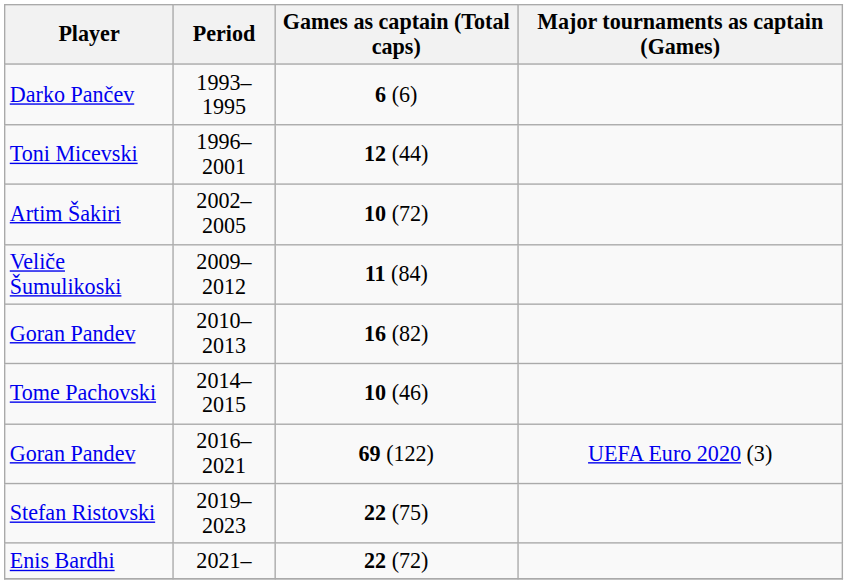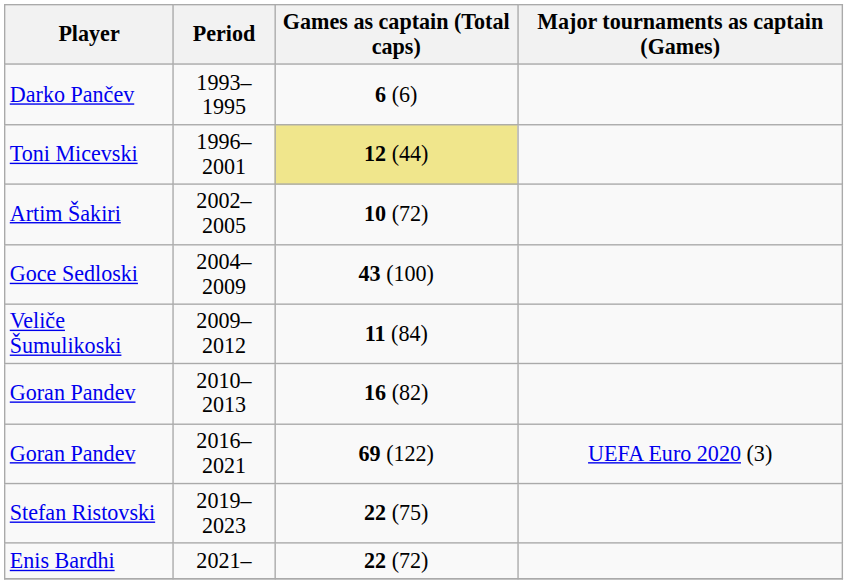(396, 154) no background -> (396, 154) khaki background
+ row: (74, 273)
- row: (83, 393)
